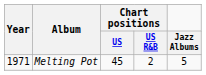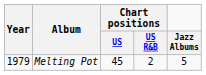(18, 62) 1971 -> (18, 62) 1979
